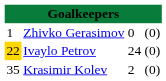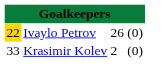- row: (74, 32)
(134, 50) 24 -> (117, 32) 26
(13, 69) 35 -> (13, 50) 33
